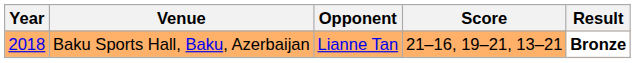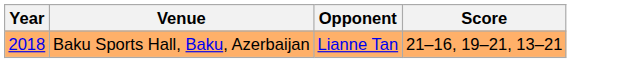- column: (598, 18)
